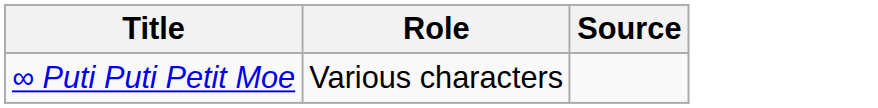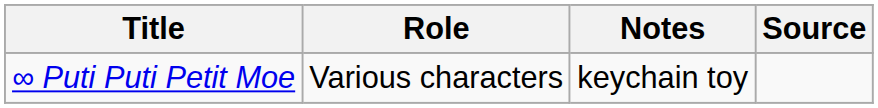+ column: (663, 28)
